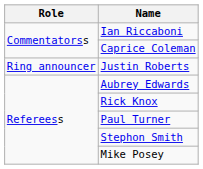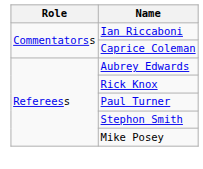- row: (145, 67)
